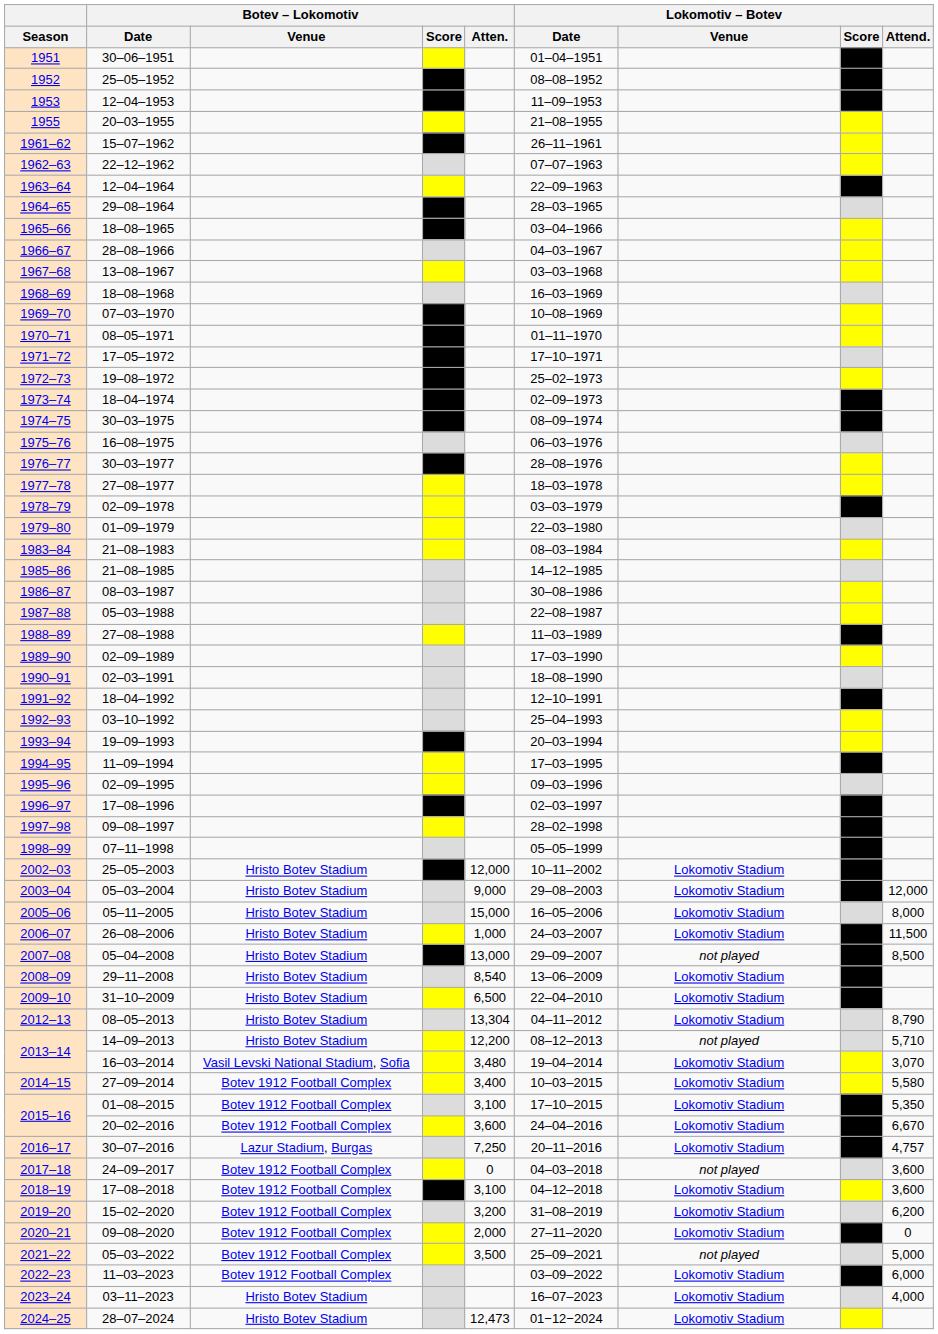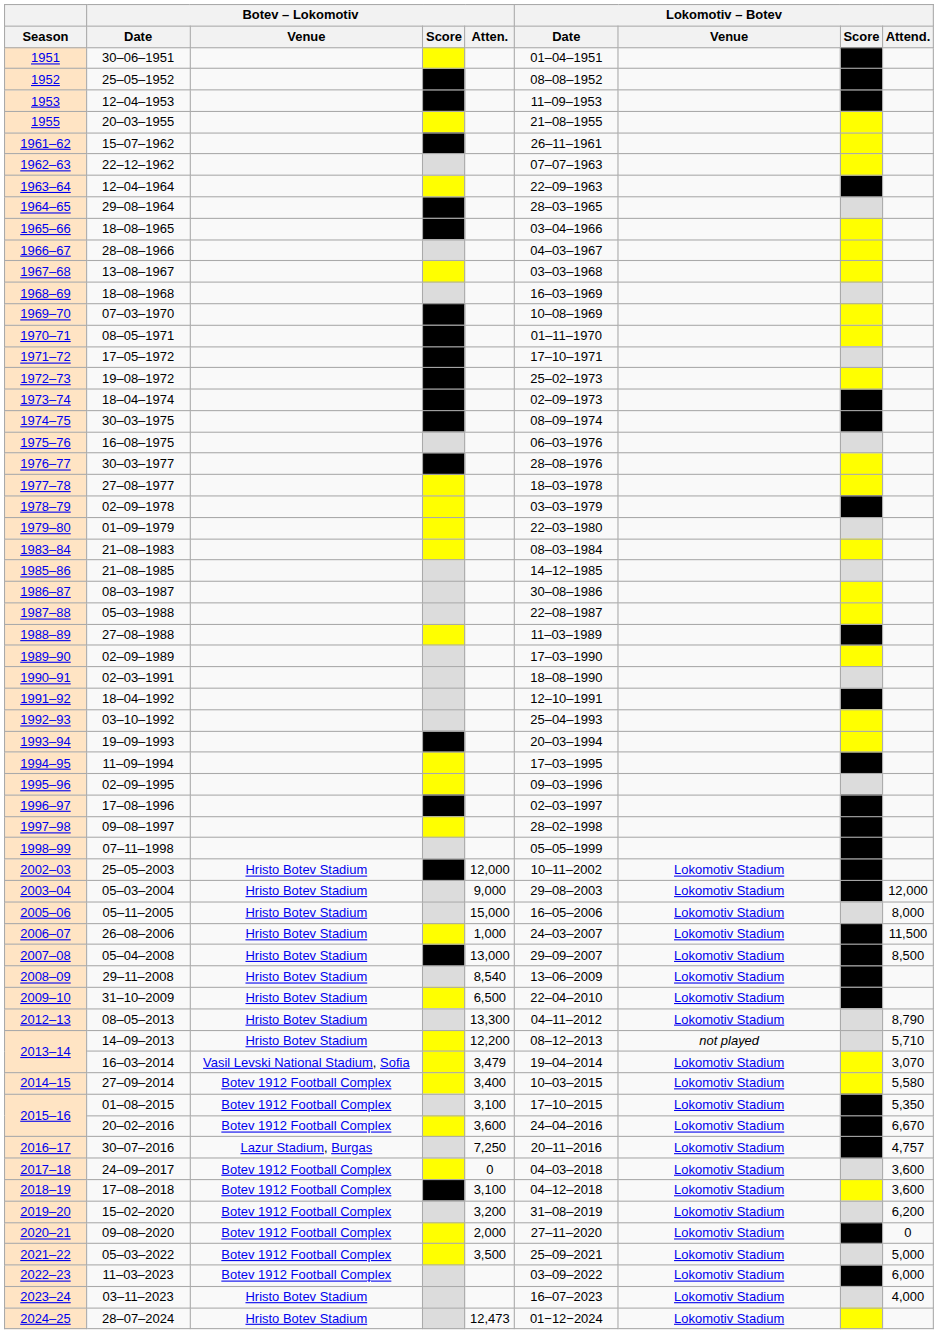(729, 955) not played -> (729, 955) Lokomotiv Stadium
(490, 1019) 13,304 -> (490, 1019) 13,300
(490, 1062) 3,480 -> (490, 1062) 3,479
(729, 1169) not played -> (729, 1169) Lokomotiv Stadium
(729, 1254) not played -> (729, 1254) Lokomotiv Stadium
